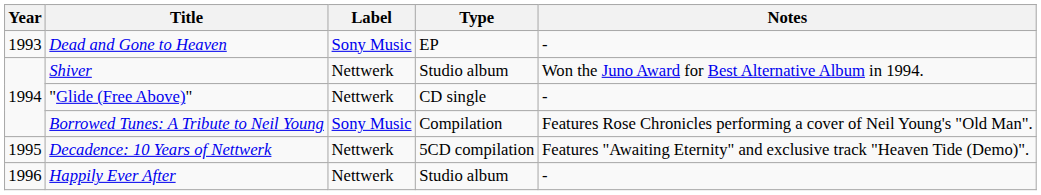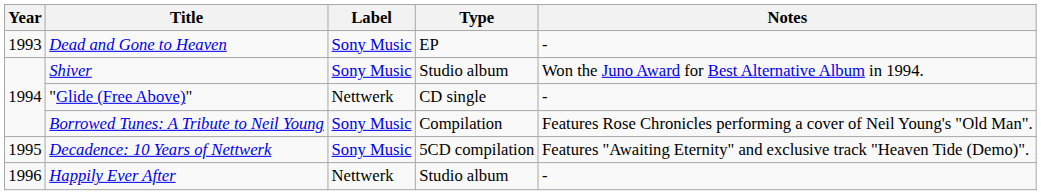(363, 70) Nettwerk -> (372, 70) Sony Music
(363, 149) Nettwerk -> (372, 149) Sony Music
